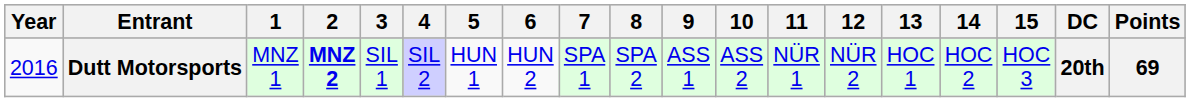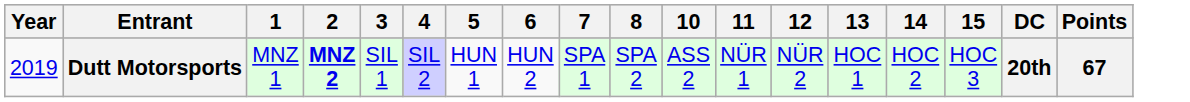- column: (688, 21)
(34, 67) 2016 -> (34, 67) 2019
(1148, 67) 69 -> (1094, 67) 67
